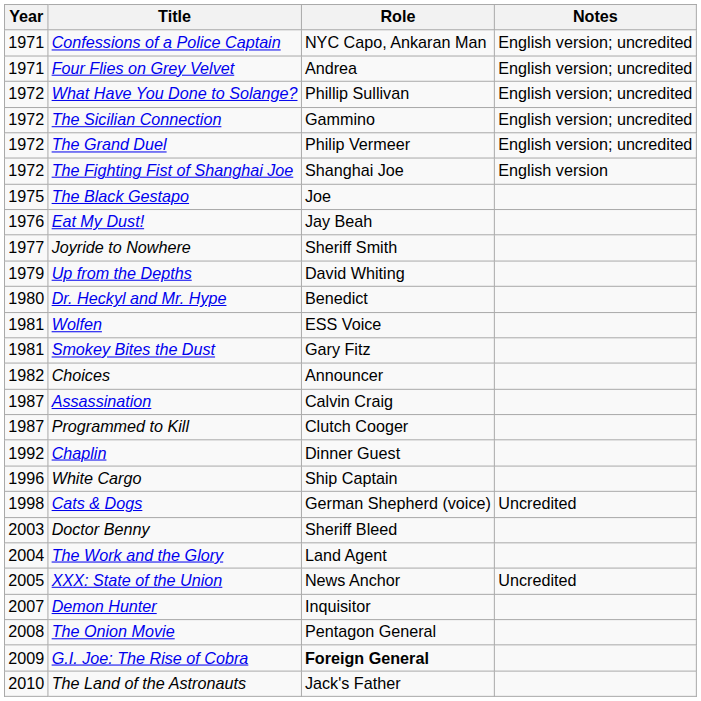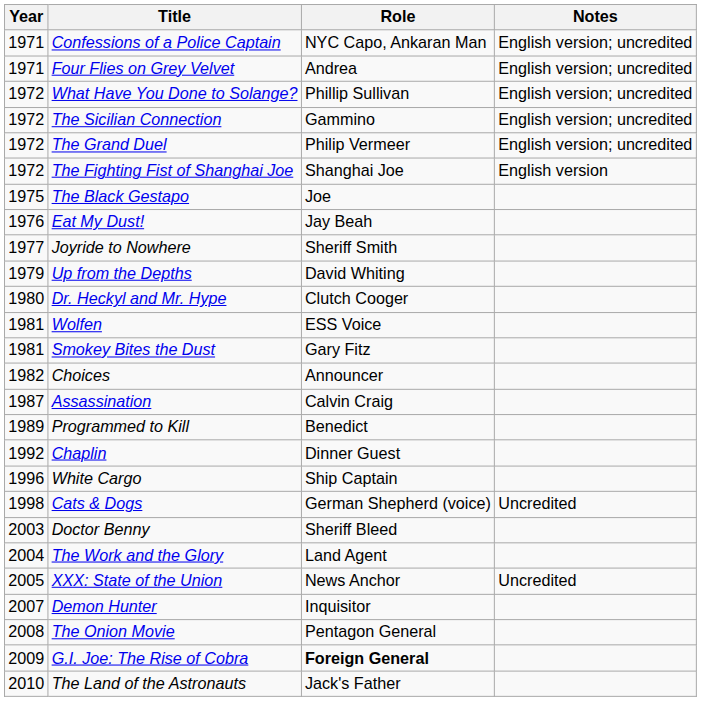(336, 299) Benedict -> (357, 299) Clutch Cooger
(26, 427) 1987 -> (26, 427) 1989
(357, 427) Clutch Cooger -> (336, 427) Benedict
